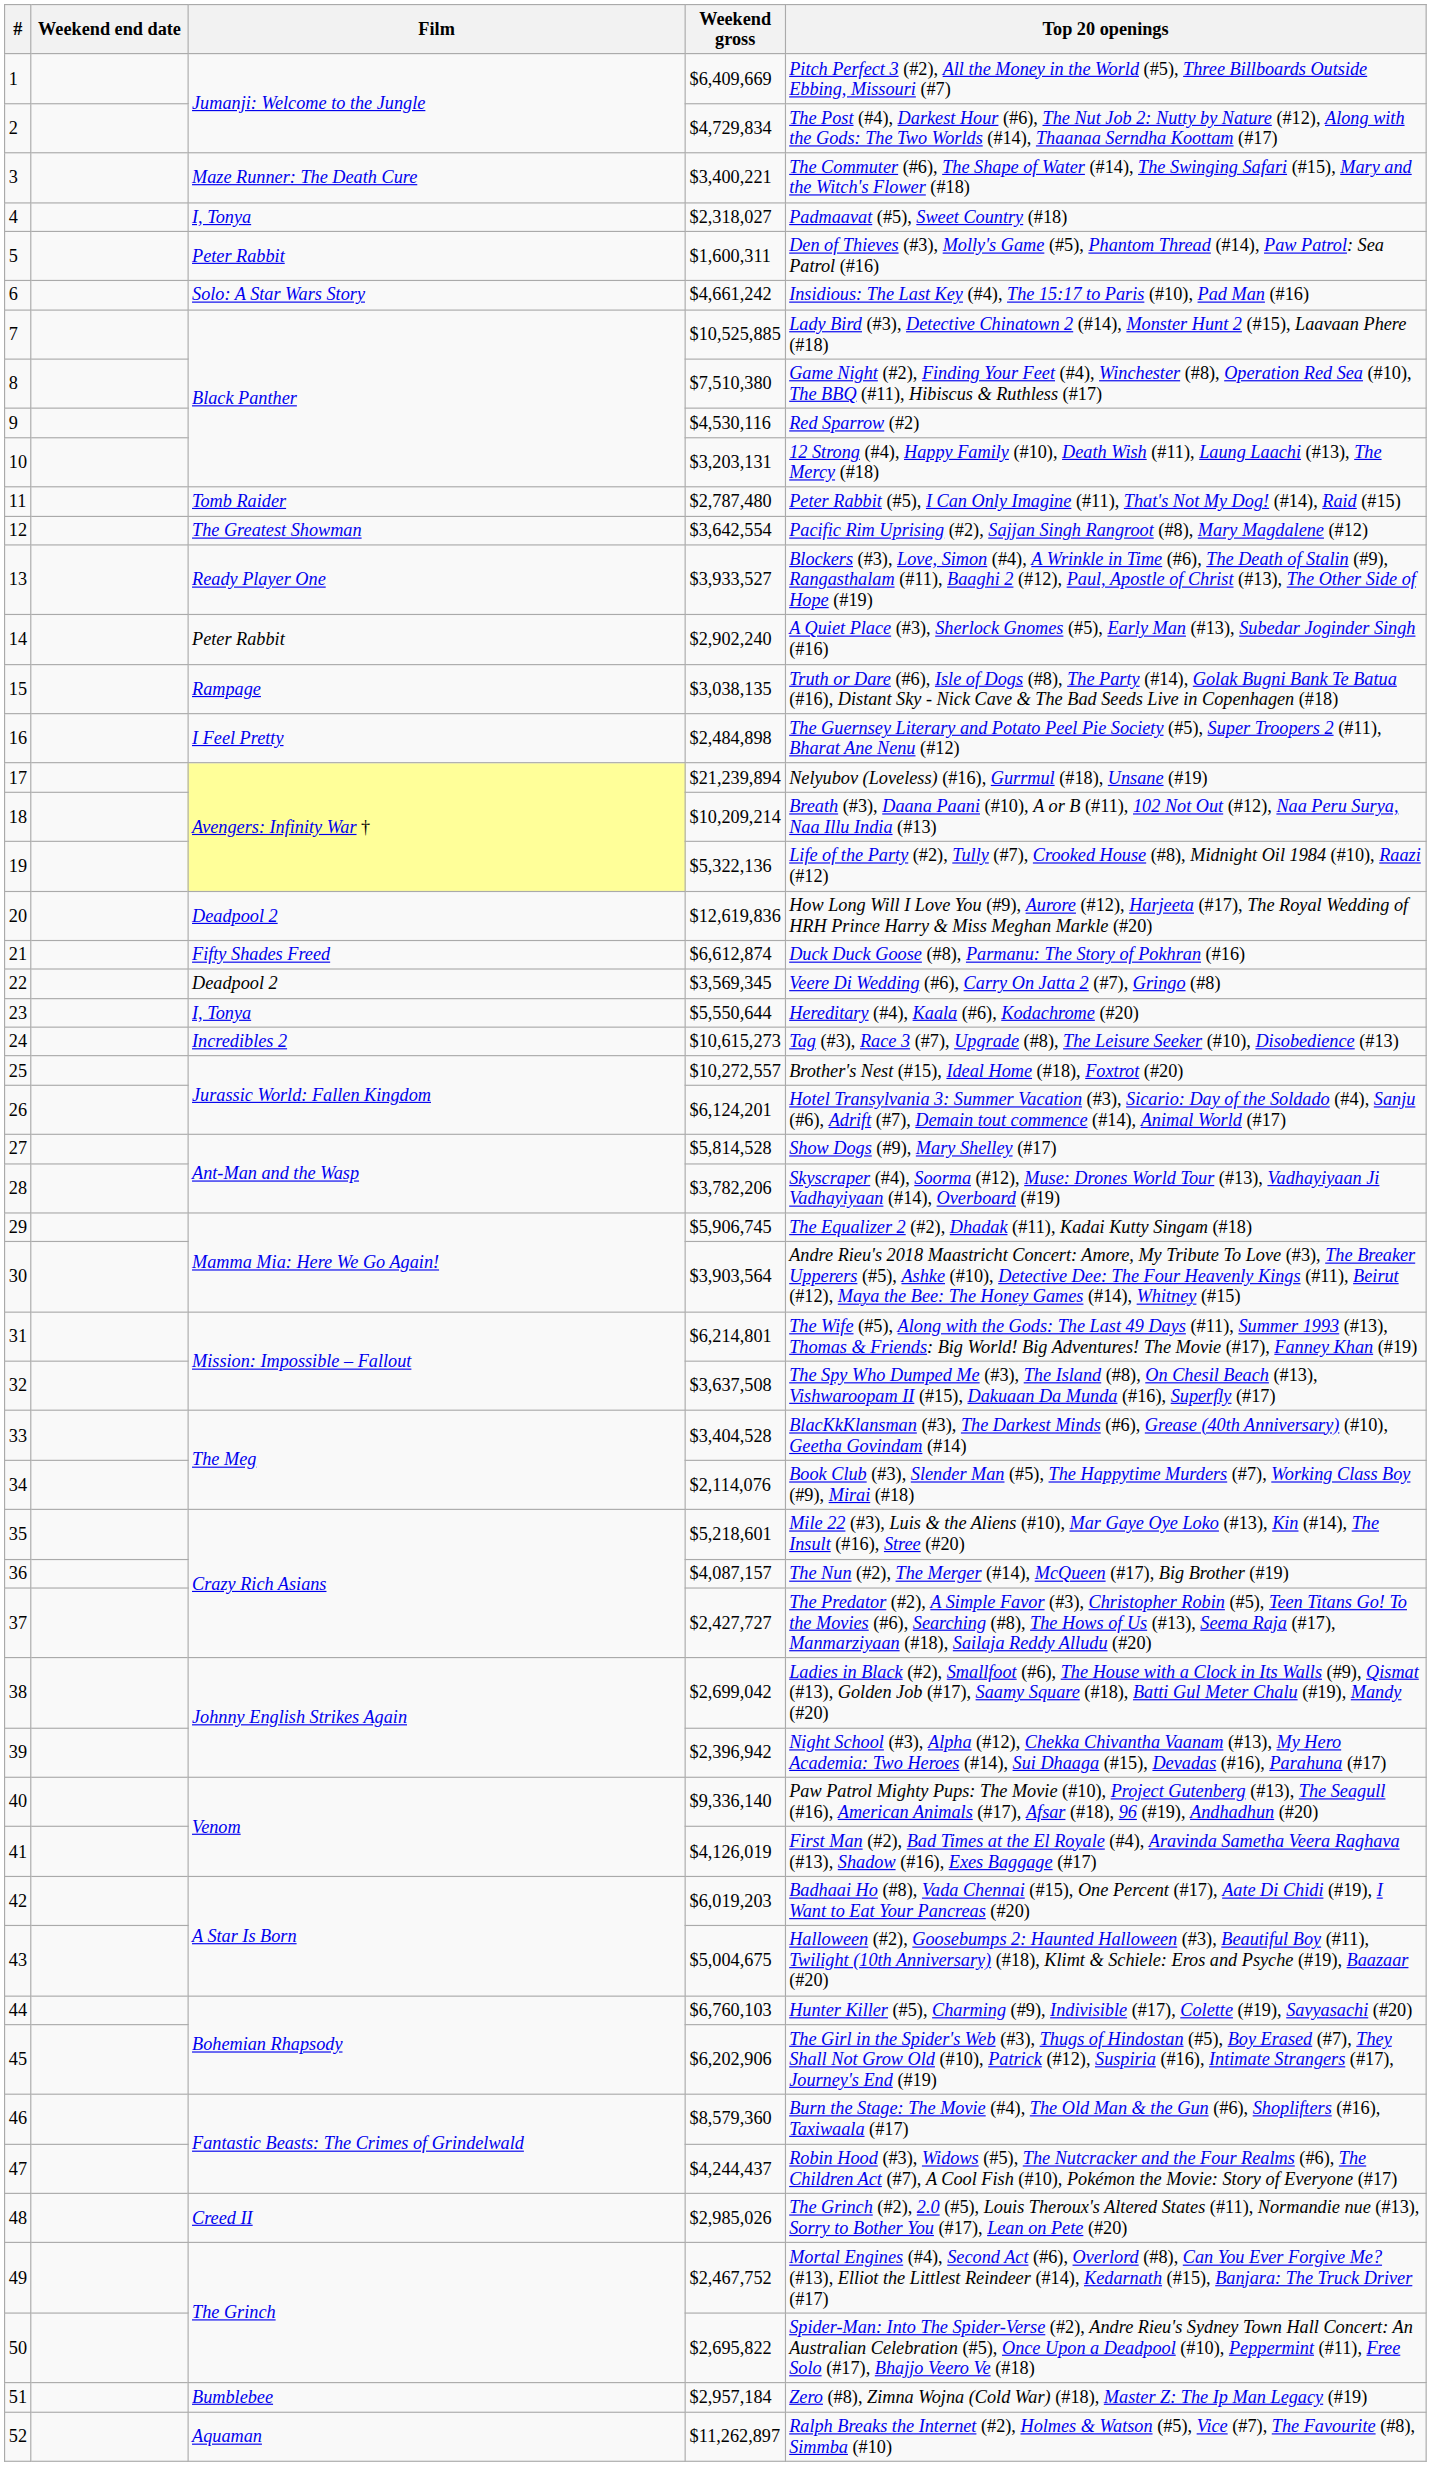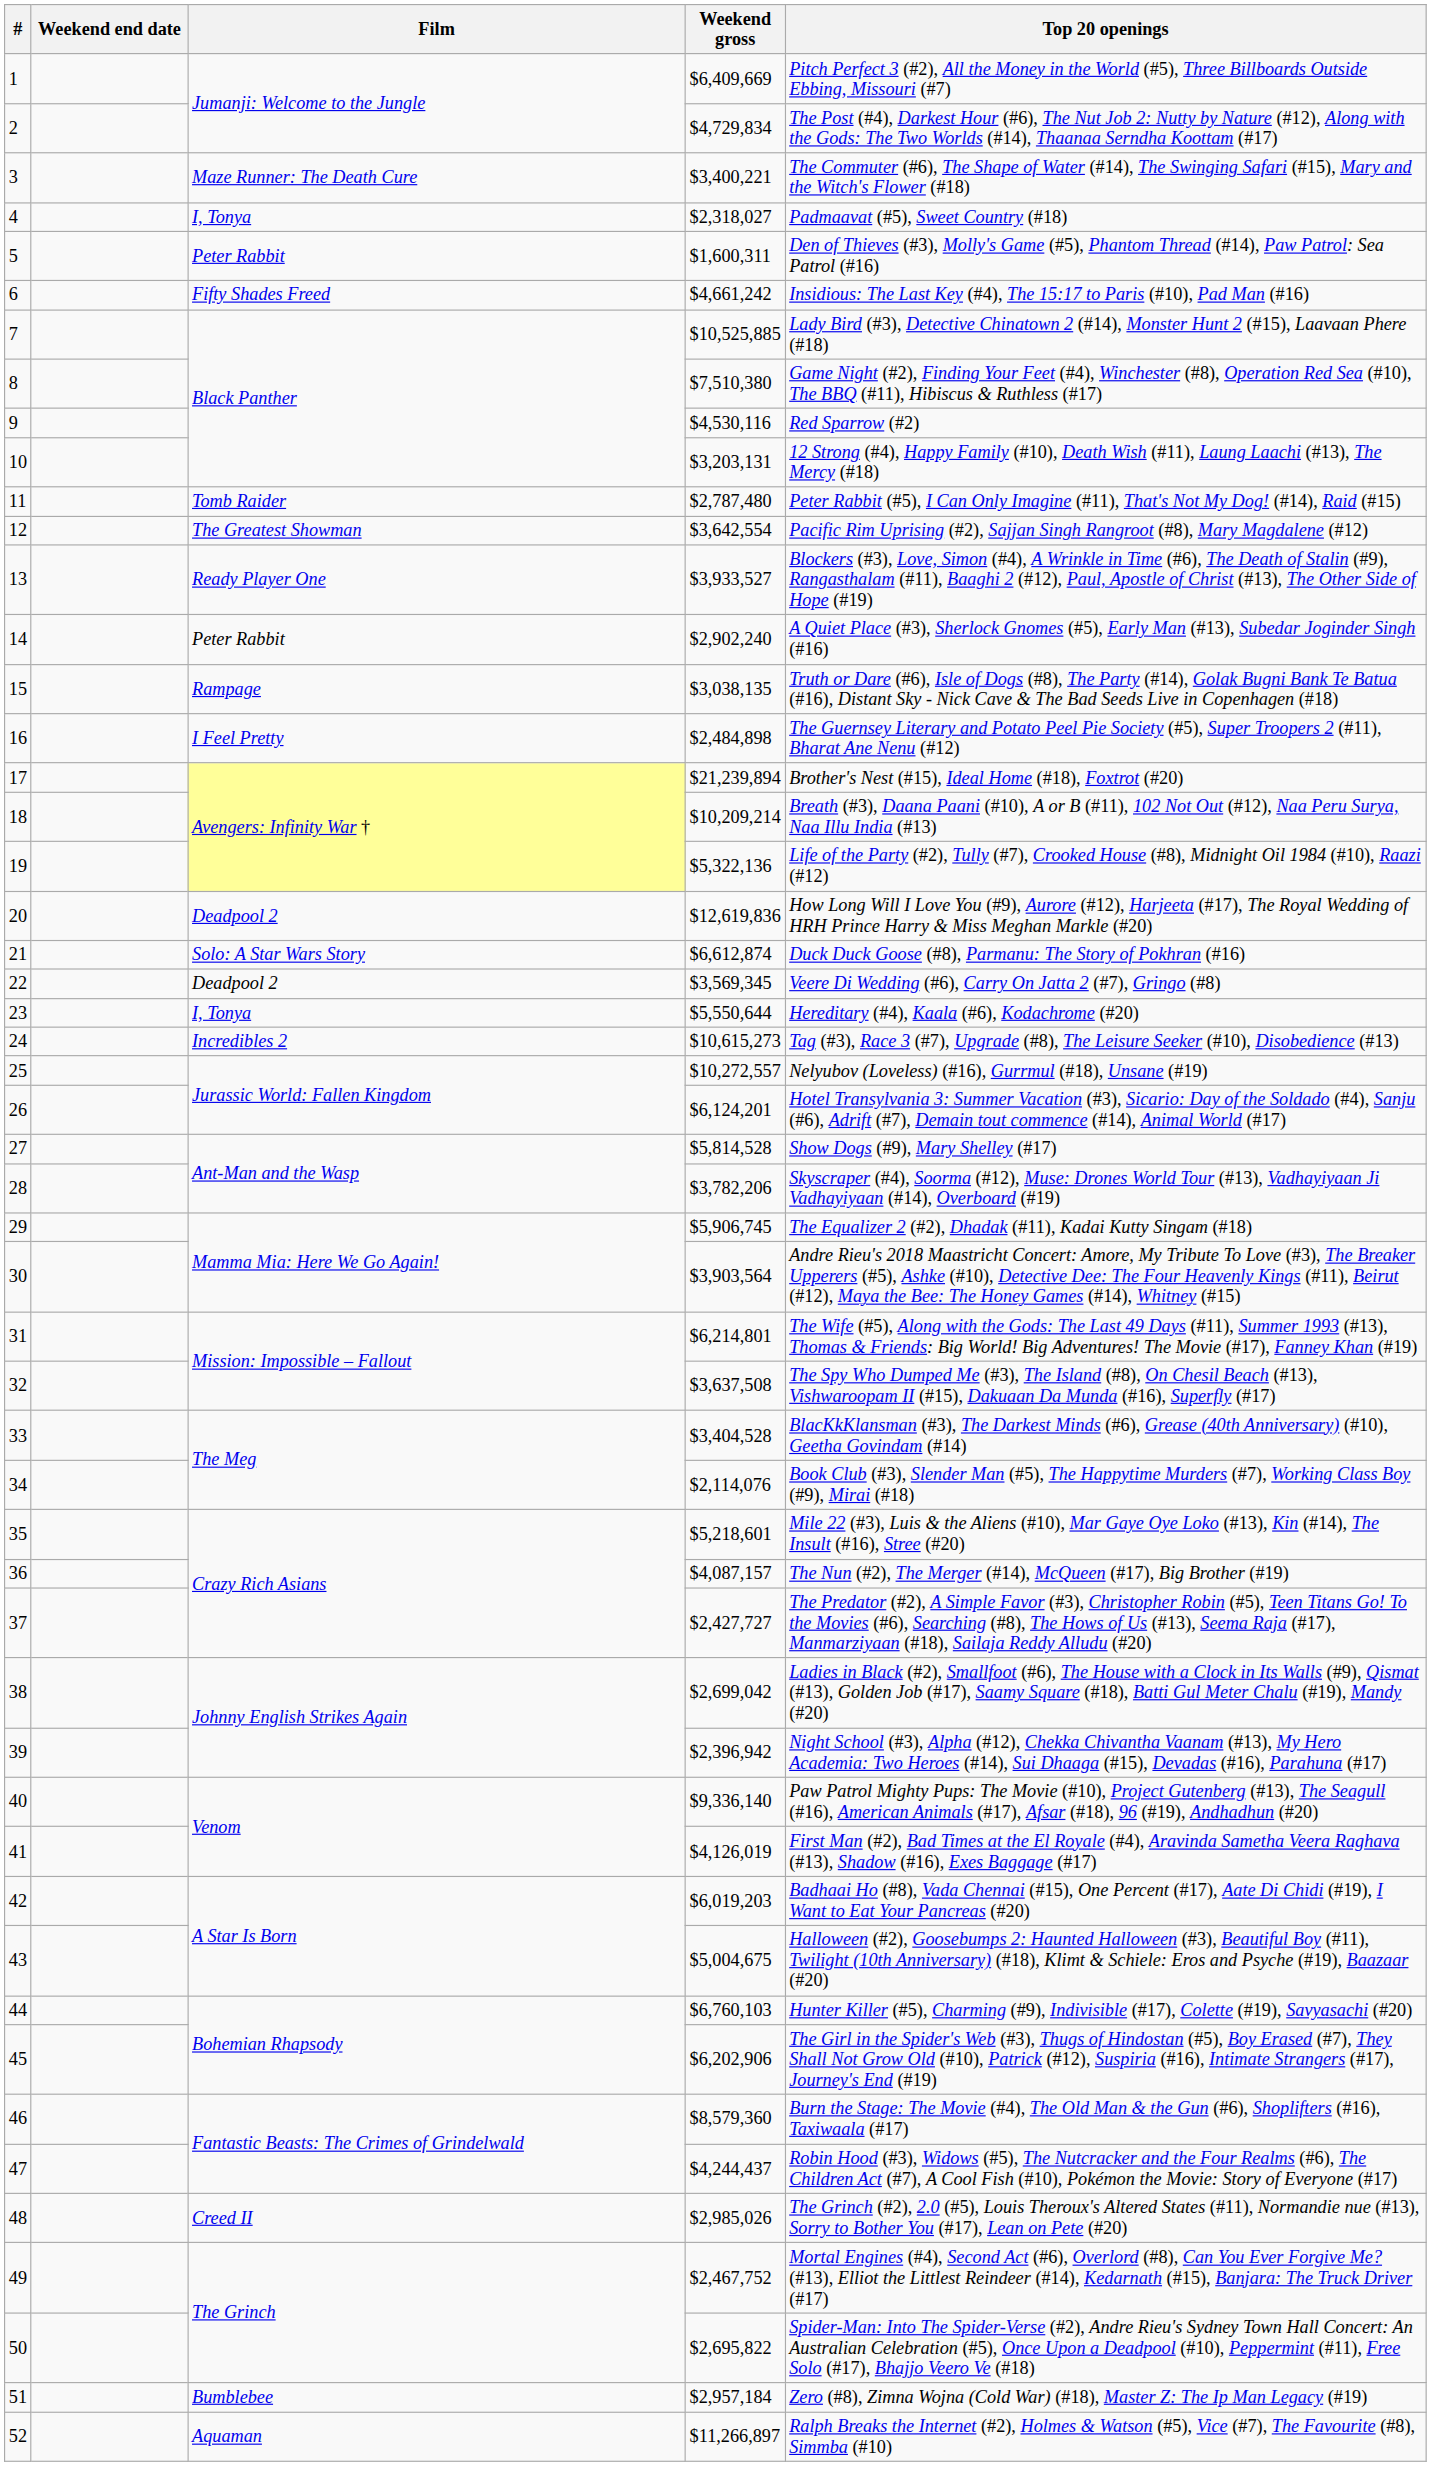(279, 295) Solo: A Star Wars Story -> (261, 295) Fifty Shades Freed
(998, 777) Nelyubov (Loveless) (#16), Gurrmul (#18), Unsane (#19) -> (986, 777) Brother's Nest (#15), Ideal Home (#18), Foxtrot (#20)
(261, 954) Fifty Shades Freed -> (279, 954) Solo: A Star Wars Story
(986, 1070) Brother's Nest (#15), Ideal Home (#18), Foxtrot (#20) -> (998, 1070) Nelyubov (Loveless) (#16), Gurrmul (#18), Unsane (#19)
(735, 2436) $11,262,897 -> (735, 2436) $11,266,897
